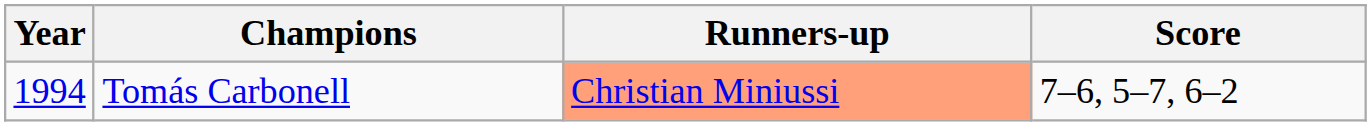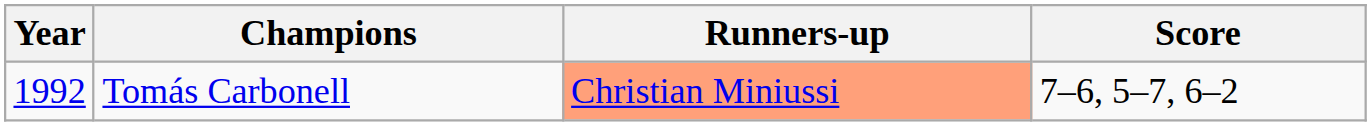(50, 90) 1994 -> (50, 90) 1992
